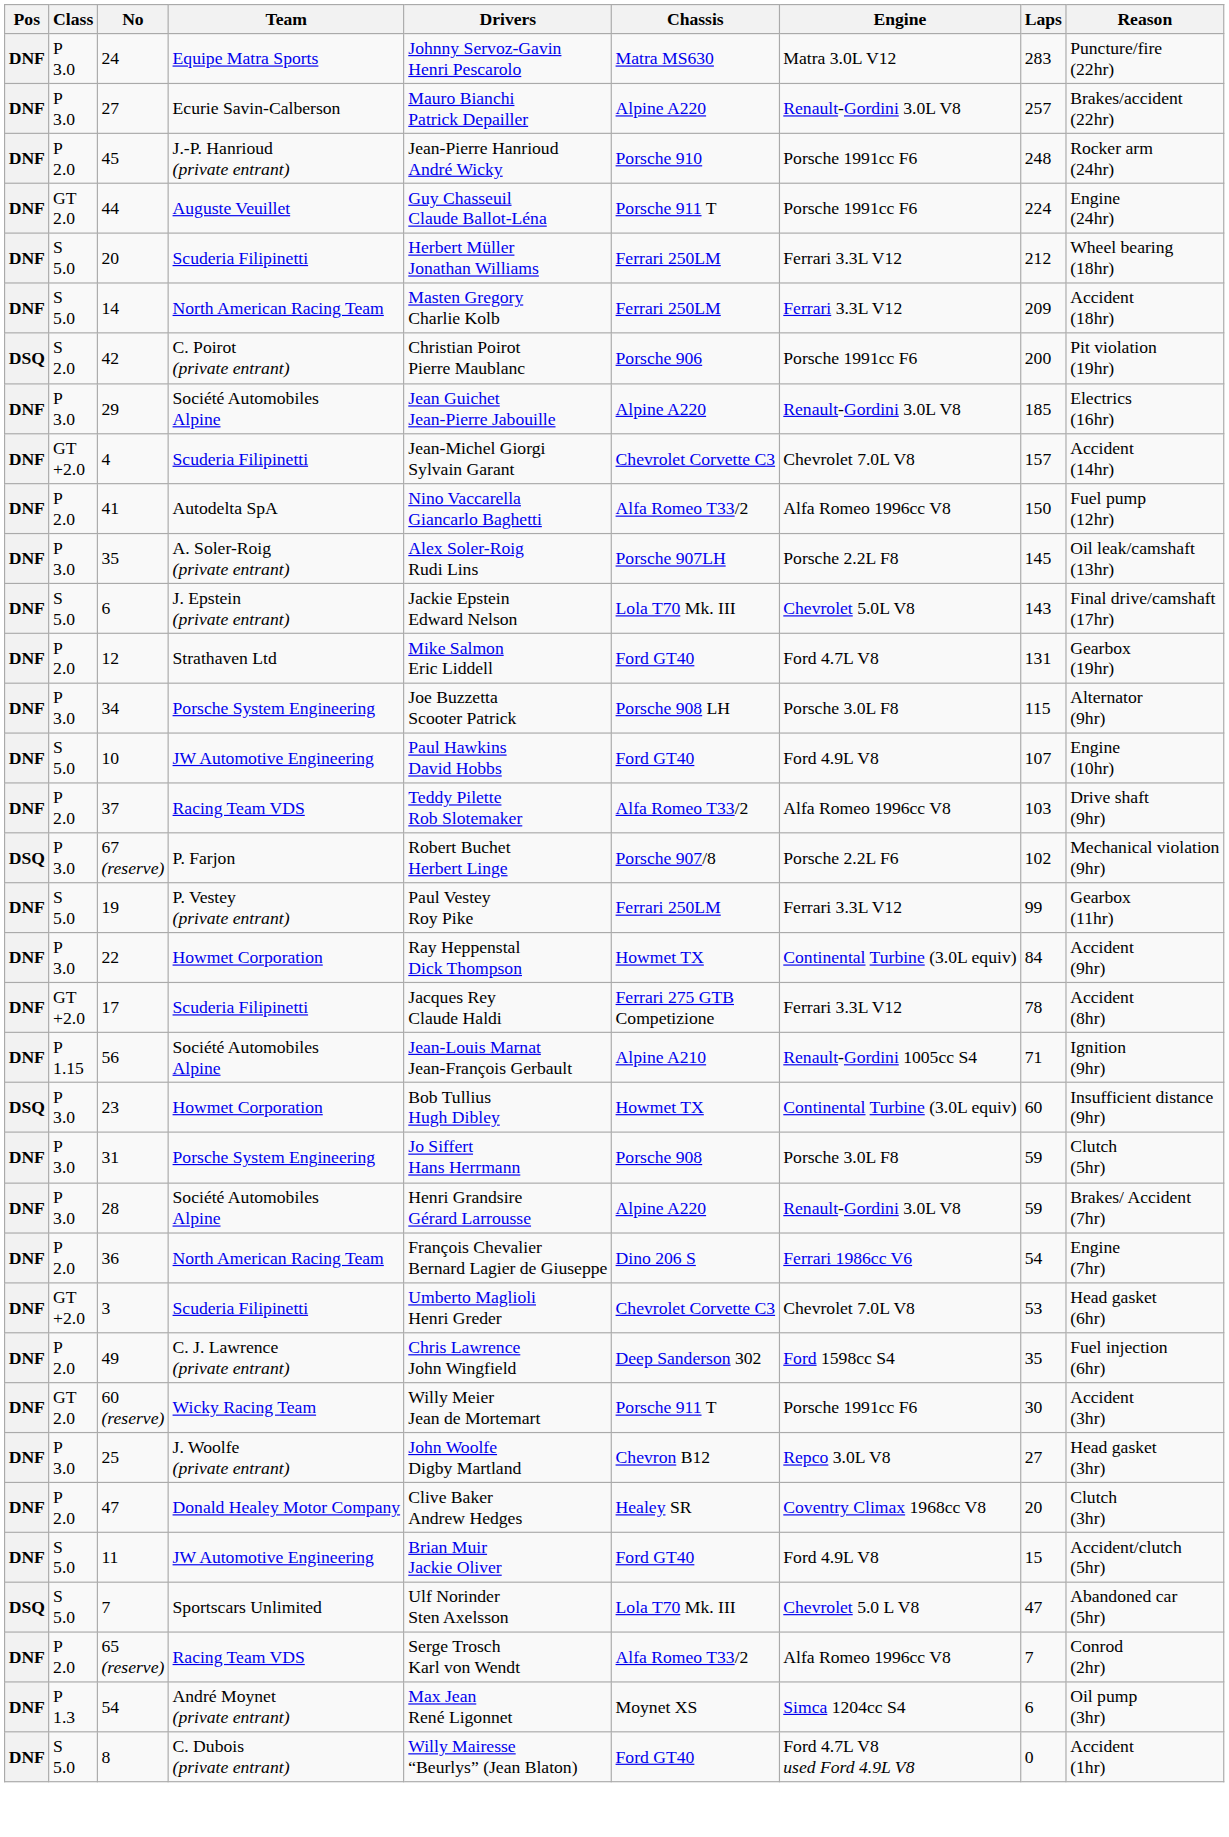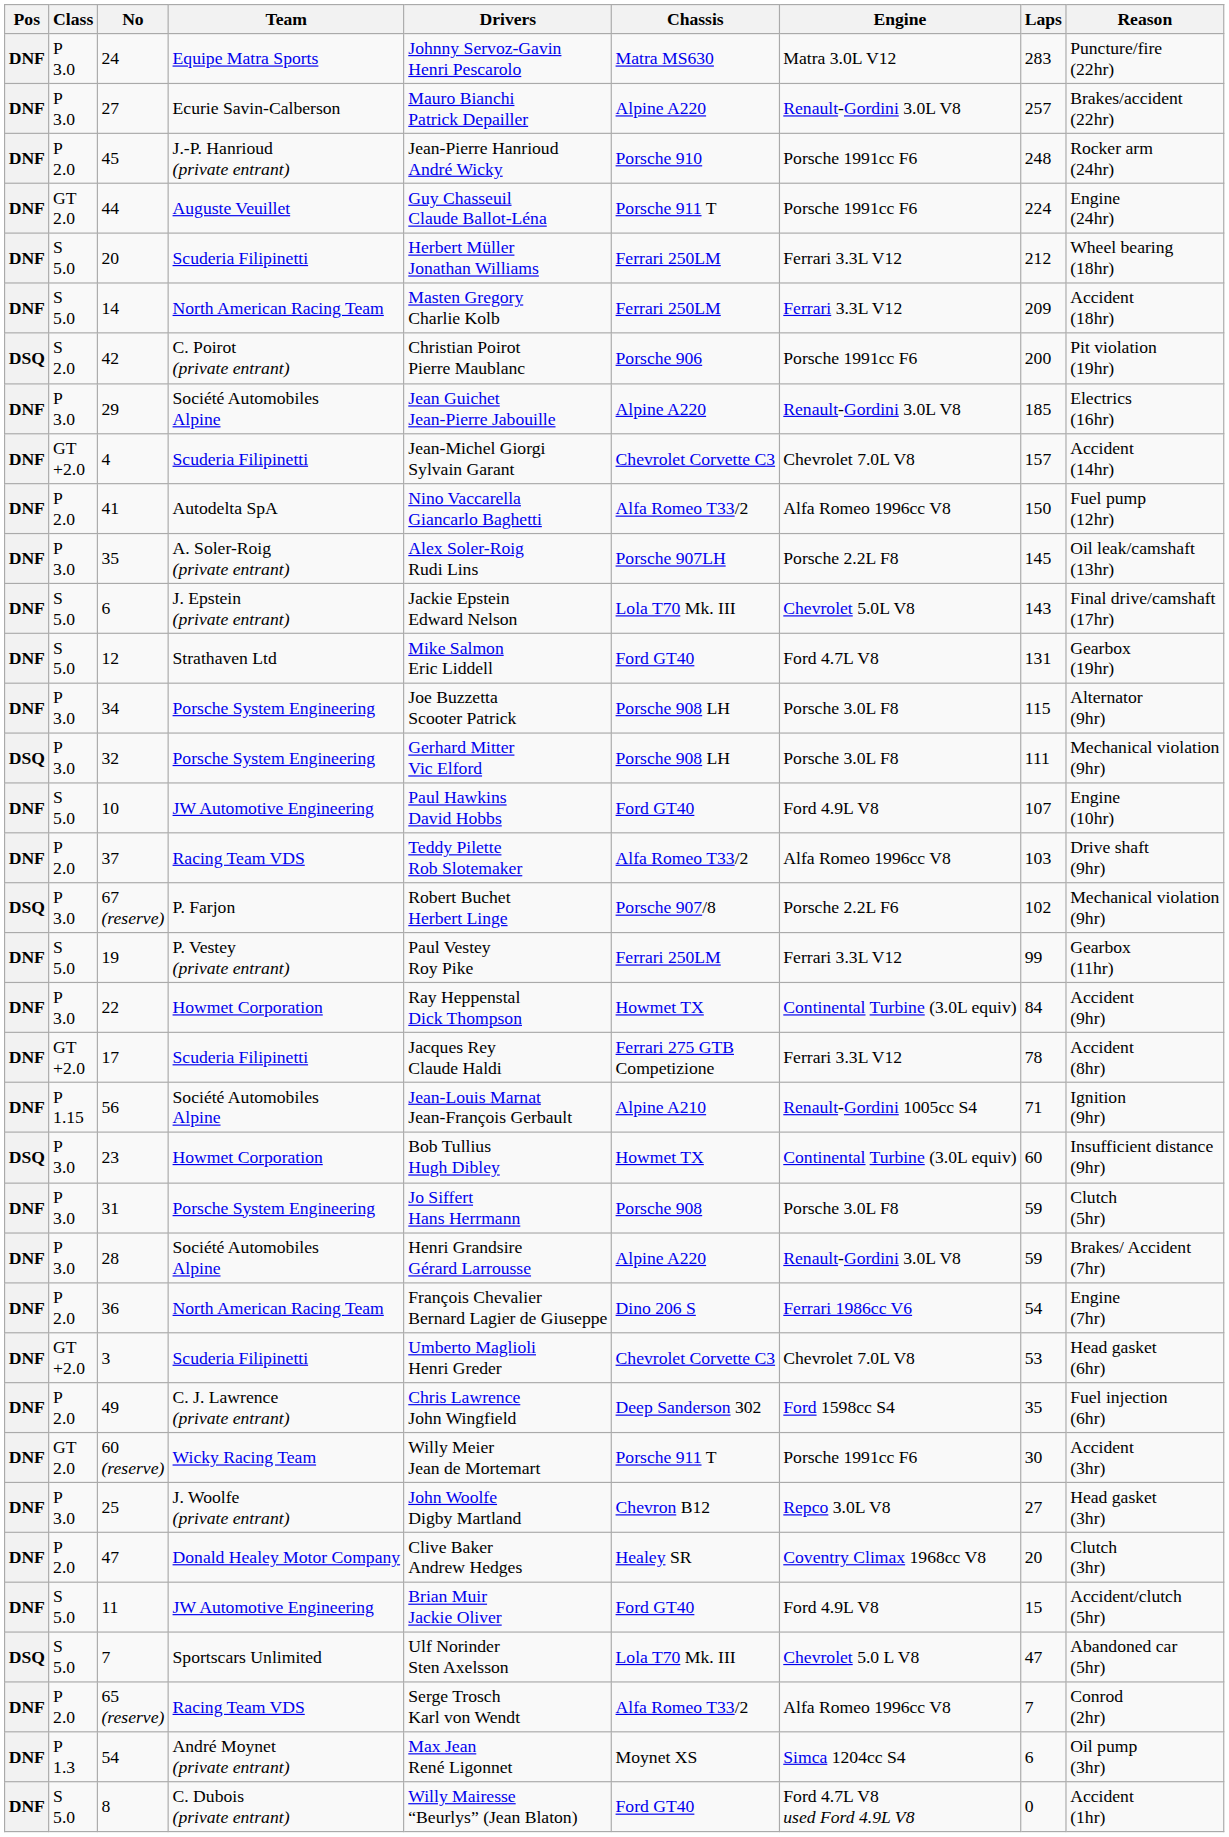(64, 658) P 2.0 -> (64, 658) S 5.0
+ row: (110, 758)
